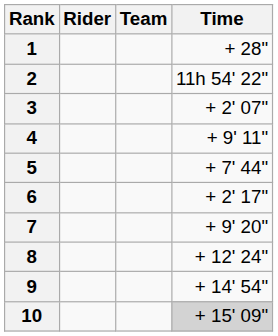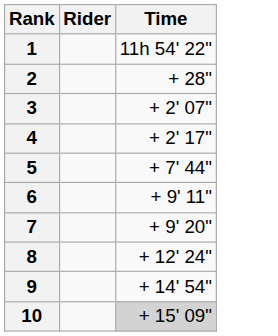- column: (144, 19)
(246, 49) + 28" -> (166, 49) 11h 54' 22"
(222, 78) 11h 54' 22" -> (190, 78) + 28"
(237, 138) + 9' 11" -> (181, 138) + 2' 17"
(237, 197) + 2' 17" -> (181, 197) + 9' 11"
